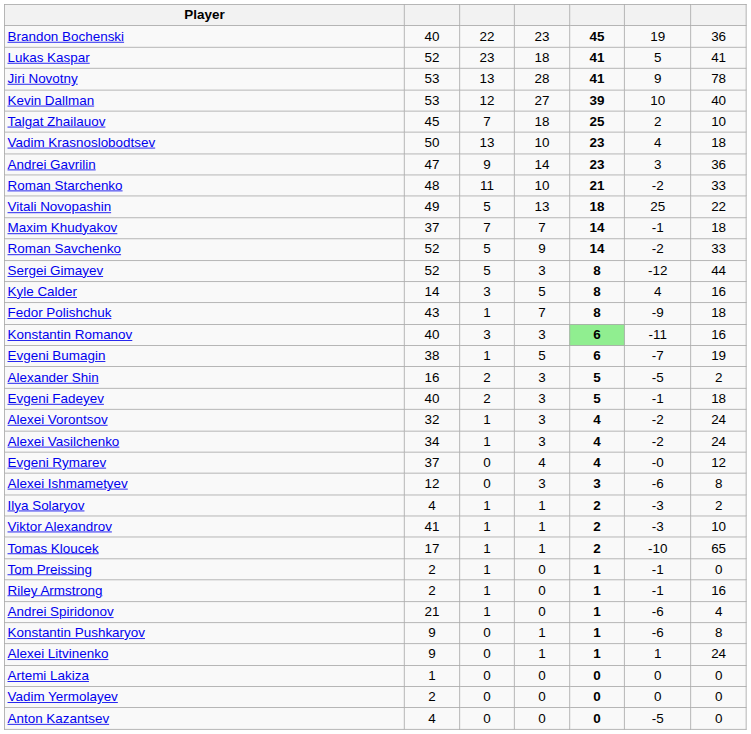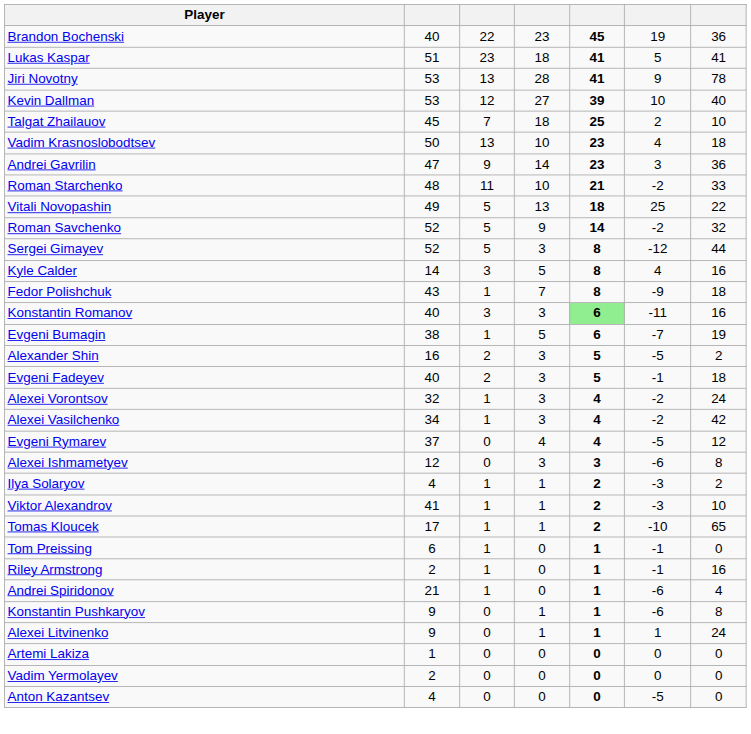(432, 57) 52 -> (432, 57) 51
- row: (62, 228)
(719, 249) 33 -> (719, 228) 32
(719, 441) 24 -> (719, 420) 42
(658, 462) -0 -> (658, 441) -5
(432, 569) 2 -> (432, 548) 6
